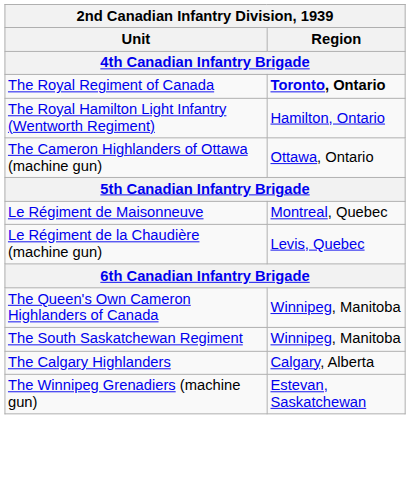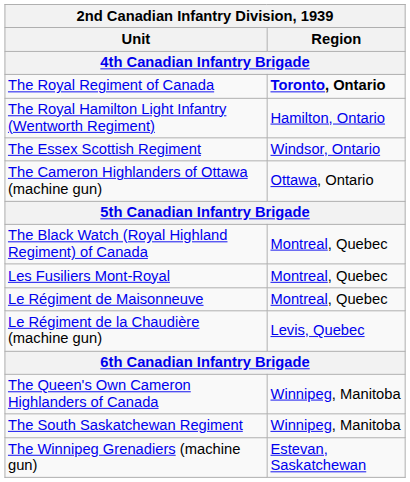+ row: (105, 149)
+ row: (118, 244)
+ row: (89, 275)
- row: (89, 362)
